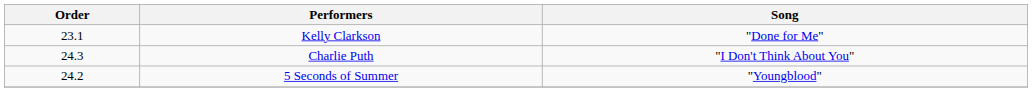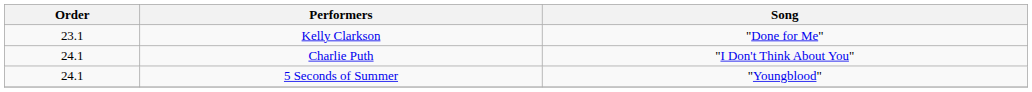(72, 55) 24.3 -> (72, 55) 24.1
(72, 76) 24.2 -> (72, 76) 24.1
